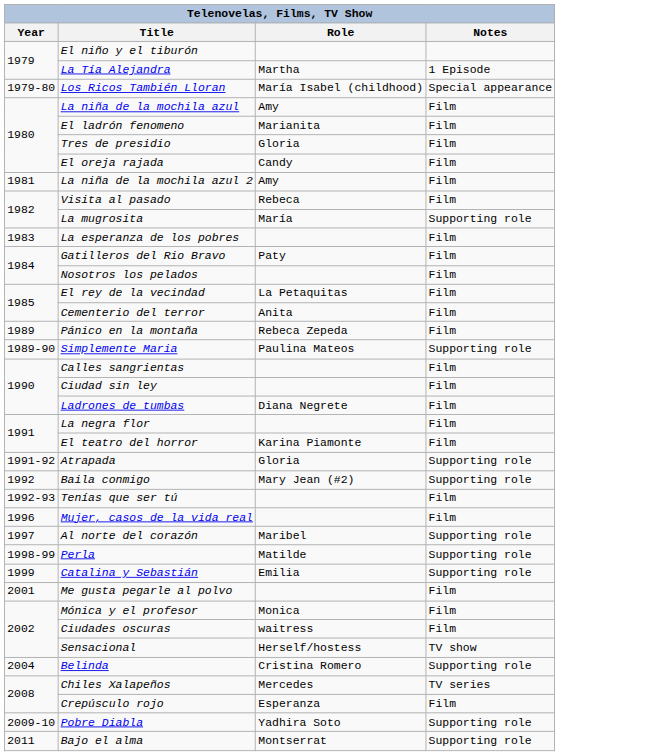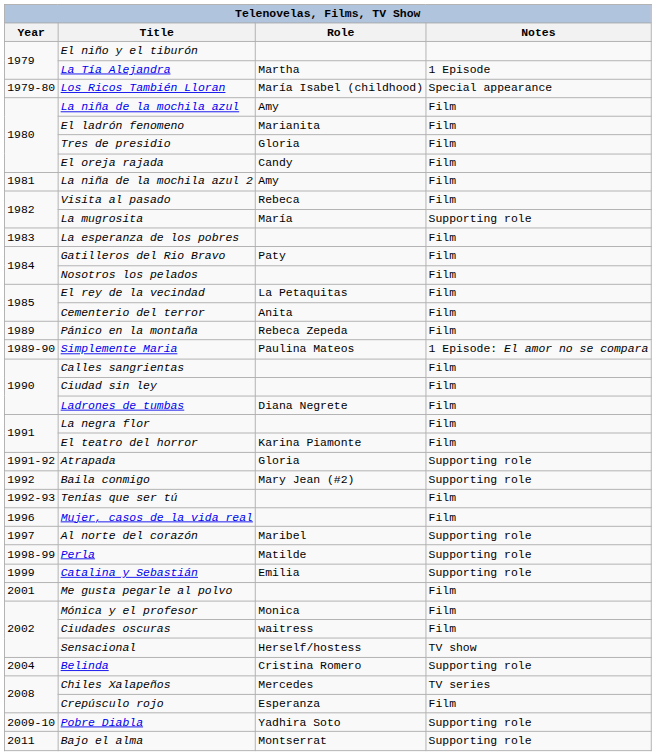(480, 349) Supporting role -> (538, 349) 1 Episode: El amor no se compara
